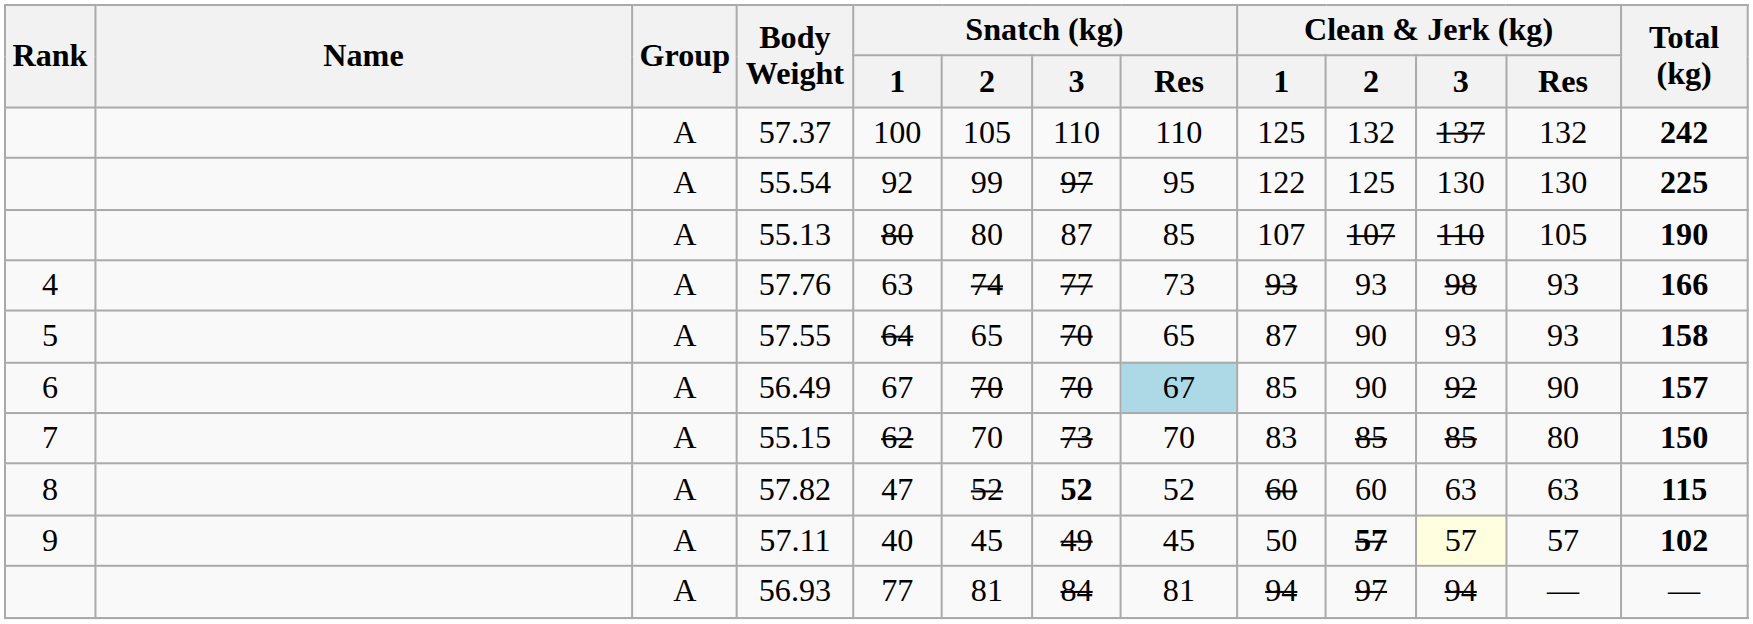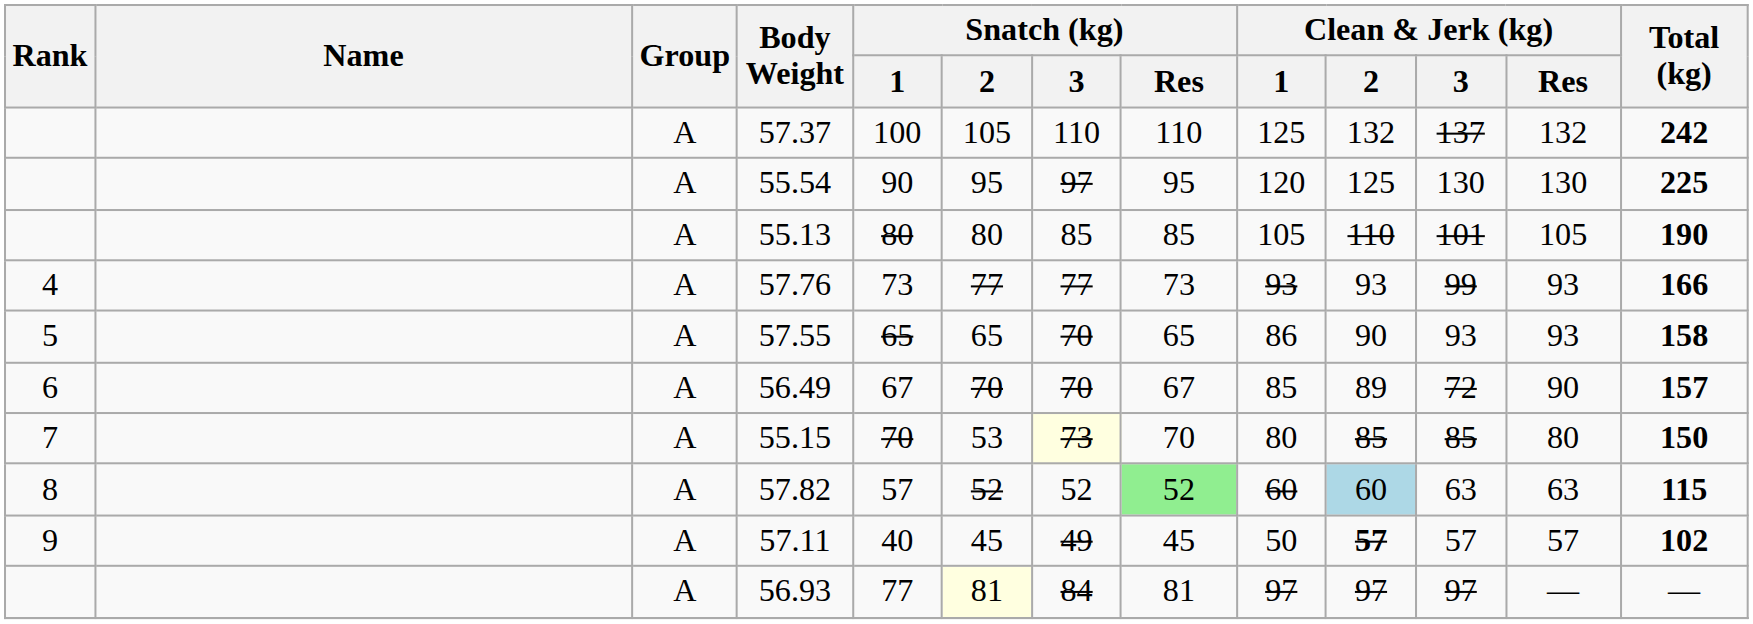(897, 183) 92 -> (897, 183) 90
(987, 183) 99 -> (987, 183) 95
(1281, 183) 122 -> (1281, 183) 120
(1077, 234) 87 -> (1077, 234) 85
(1281, 234) 107 -> (1281, 234) 105
(1371, 234) 107 -> (1371, 234) 110
(1461, 234) 110 -> (1461, 234) 101
(897, 285) 63 -> (897, 285) 73
(987, 285) 74 -> (987, 285) 77
(1461, 285) 98 -> (1461, 285) 99
(897, 336) 64 -> (897, 336) 65
(1281, 336) 87 -> (1281, 336) 86
(1179, 387) lightblue background -> (1179, 387) no background
(1371, 387) 90 -> (1371, 387) 89
(1461, 387) 92 -> (1461, 387) 72
(897, 438) 62 -> (897, 438) 70
(987, 438) 70 -> (987, 438) 53
(1077, 438) no background -> (1077, 438) lightyellow background
(1281, 438) 83 -> (1281, 438) 80
(897, 489) 47 -> (897, 489) 57
(1077, 489) bold -> (1077, 489) normal
(1179, 489) no background -> (1179, 489) lightgreen background
(1371, 489) no background -> (1371, 489) lightblue background
(1461, 540) lightyellow background -> (1461, 540) no background
(987, 591) no background -> (987, 591) lightyellow background
(1281, 591) 94 -> (1281, 591) 97
(1461, 591) 94 -> (1461, 591) 97
